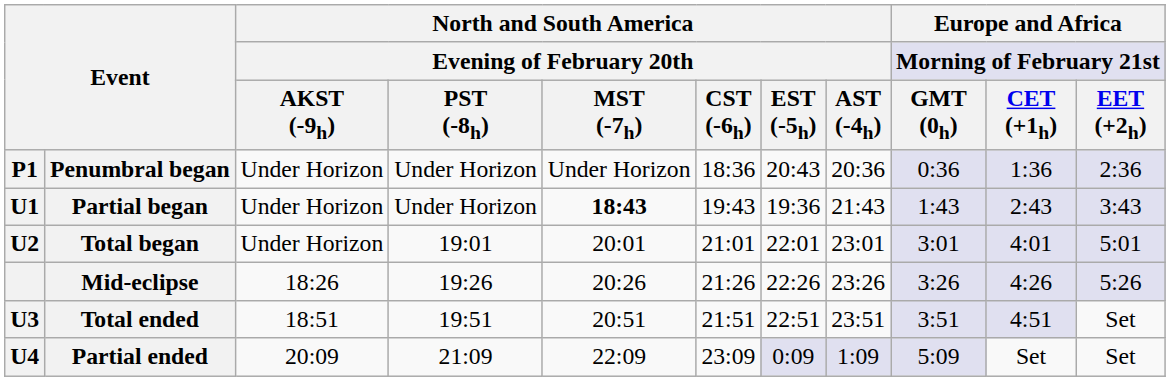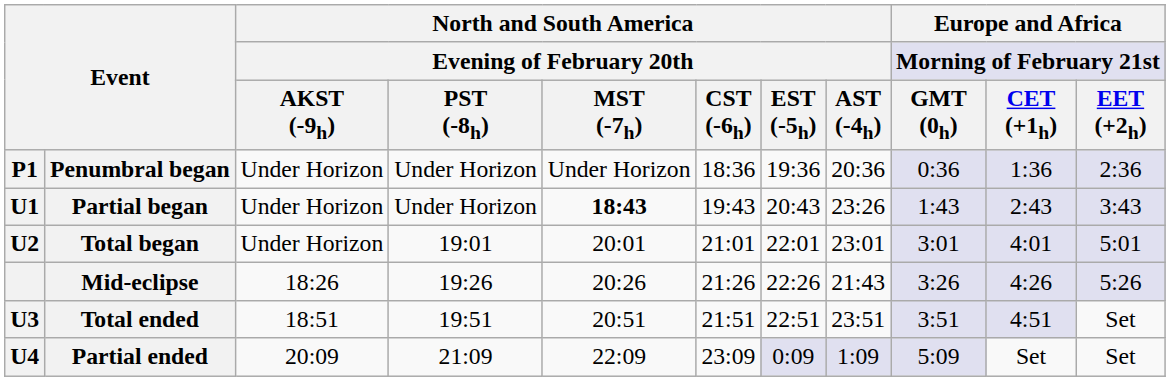(793, 168) 20:43 -> (793, 168) 19:36
(793, 206) 19:36 -> (793, 206) 20:43
(858, 206) 21:43 -> (858, 206) 23:26
(858, 281) 23:26 -> (858, 281) 21:43
